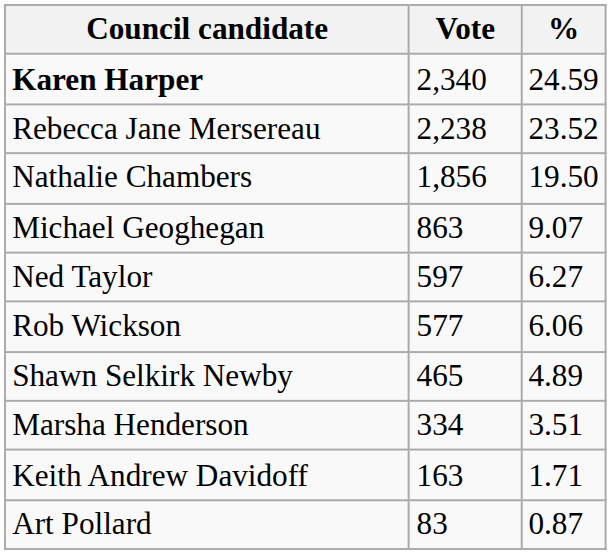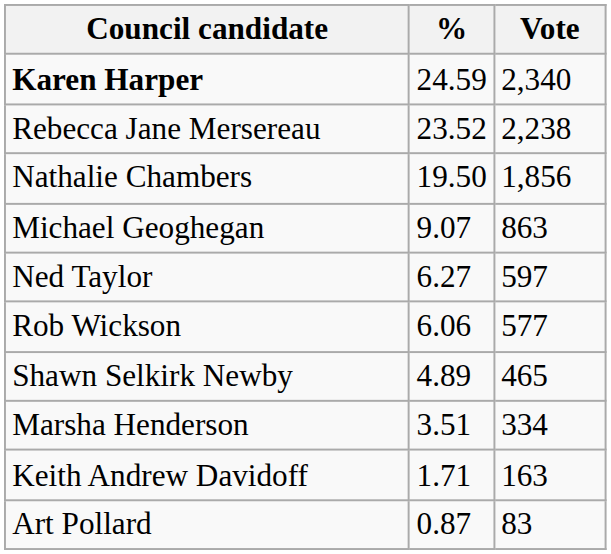columns swapped: (465, 29) <-> (564, 29)
